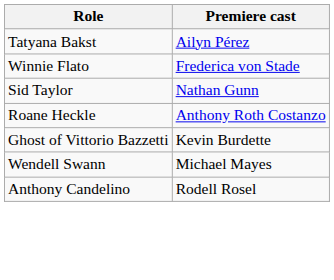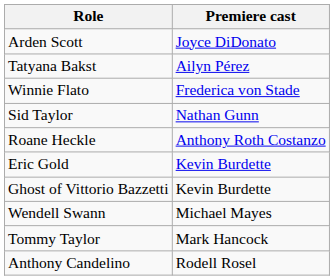+ row: (45, 41)
+ row: (38, 164)
+ row: (54, 238)
